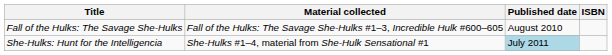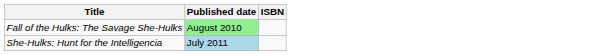- column: (345, 12)
(535, 27) no background -> (214, 27) lightgreen background
